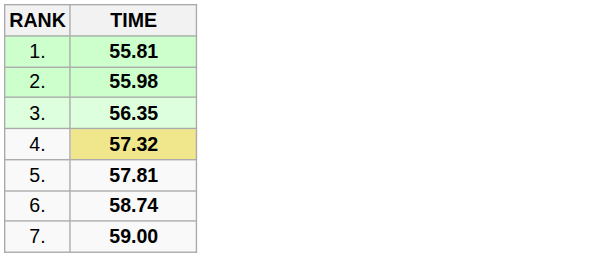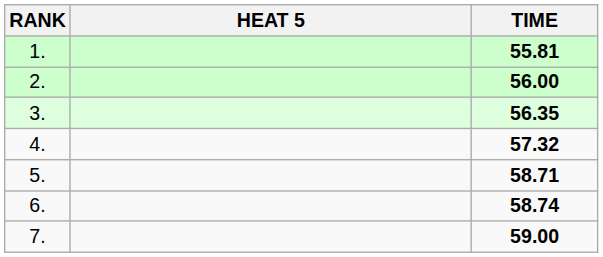+ column: (271, 21)
(134, 82) 55.98 -> (535, 82) 56.00
(134, 144) khaki background -> (535, 144) no background
(134, 175) 57.81 -> (535, 175) 58.71
